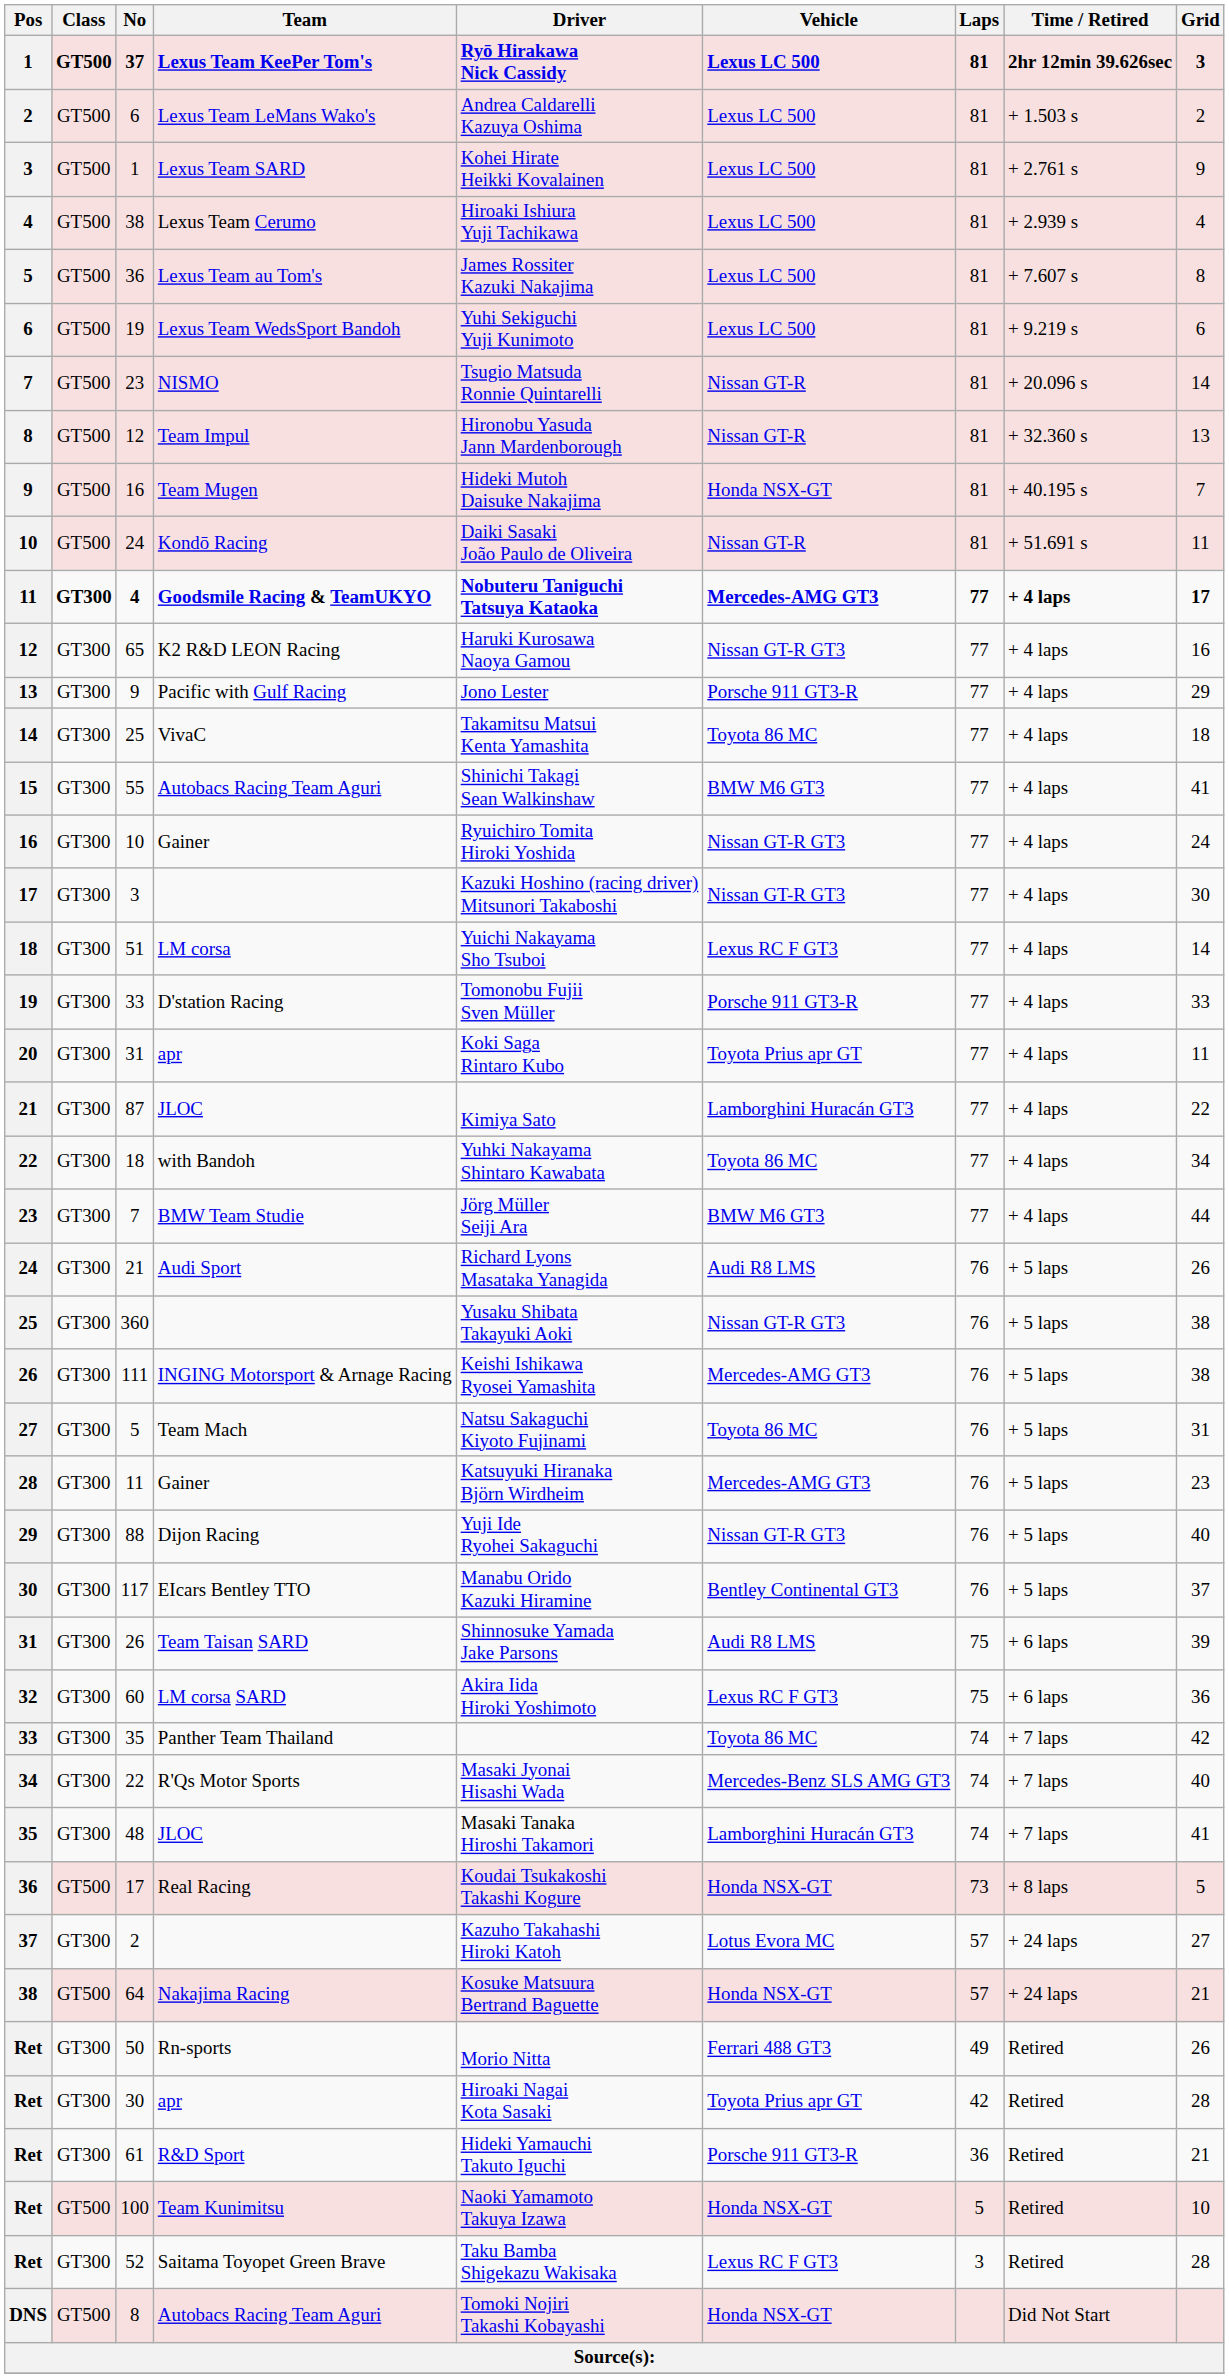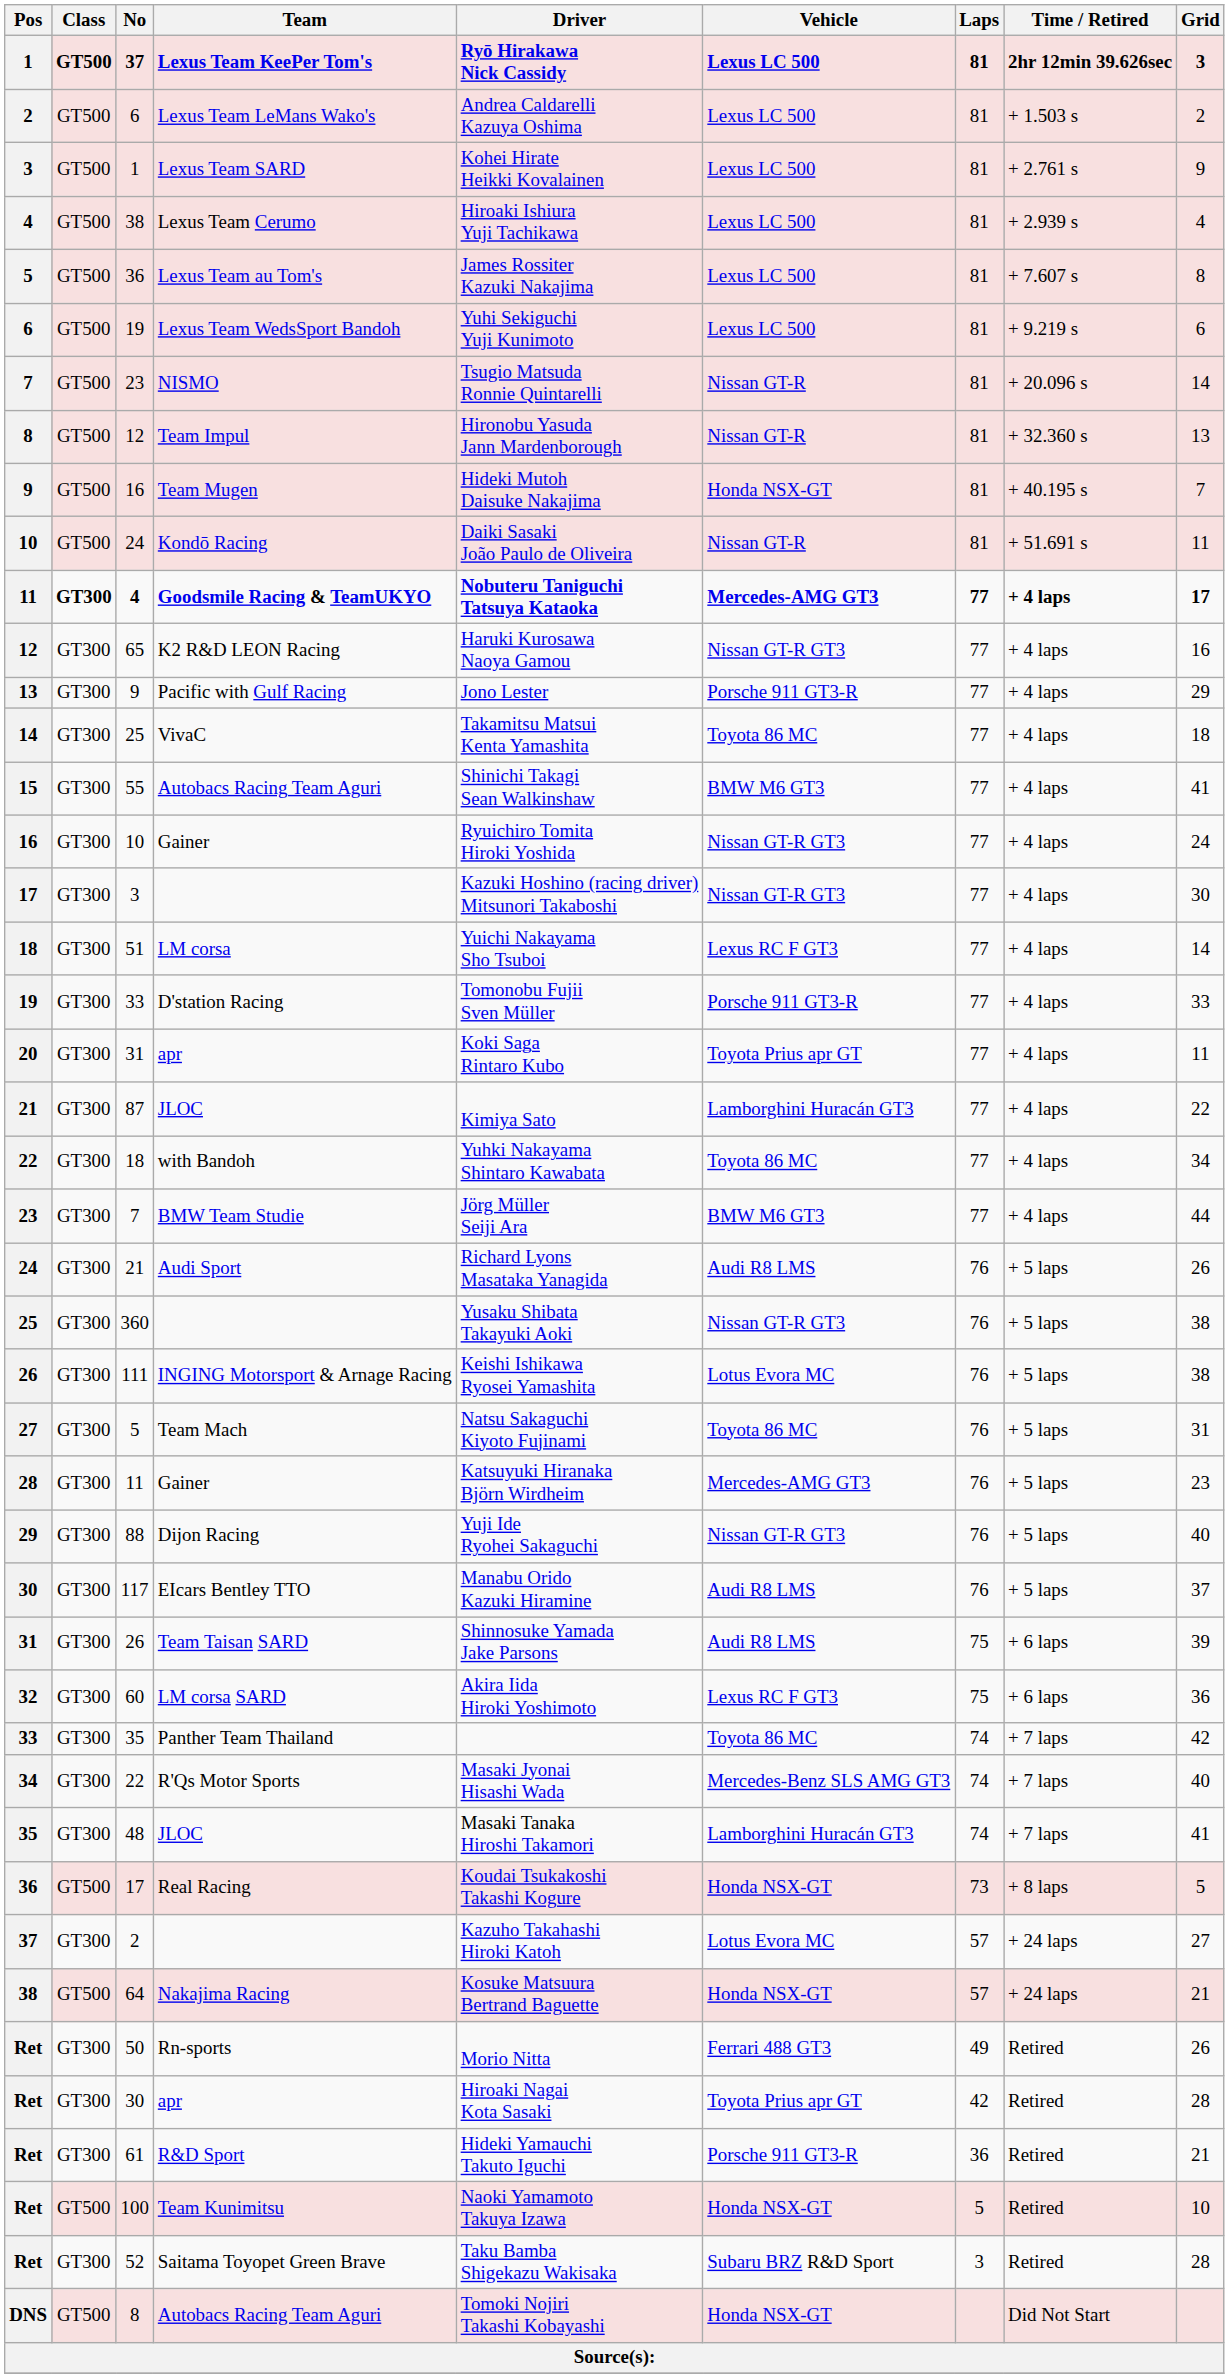(789, 1375) Mercedes-AMG GT3 -> (771, 1375) Lotus Evora MC
(803, 1589) Bentley Continental GT3 -> (761, 1589) Audi R8 LMS
(773, 2261) Lexus RC F GT3 -> (800, 2261) Subaru BRZ R&D Sport
